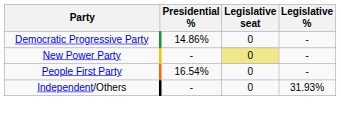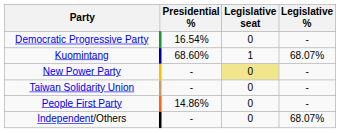(192, 39) 14.86% -> (192, 39) 16.54%
+ row: (82, 55)
+ row: (82, 87)
(192, 71) 16.54% -> (192, 103) 14.86%
(307, 87) 31.93% -> (307, 119) 68.07%
